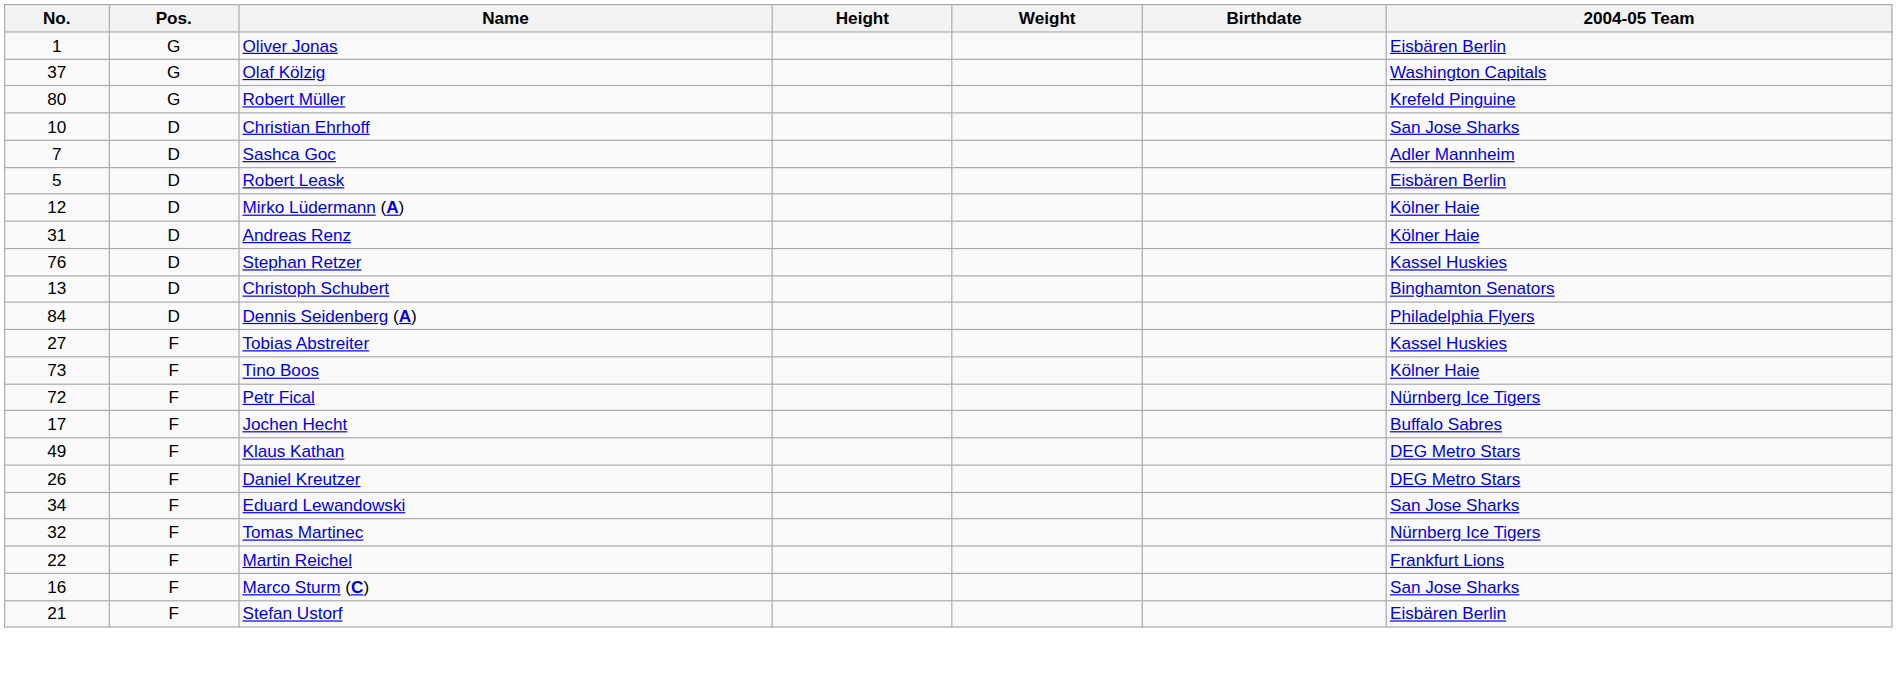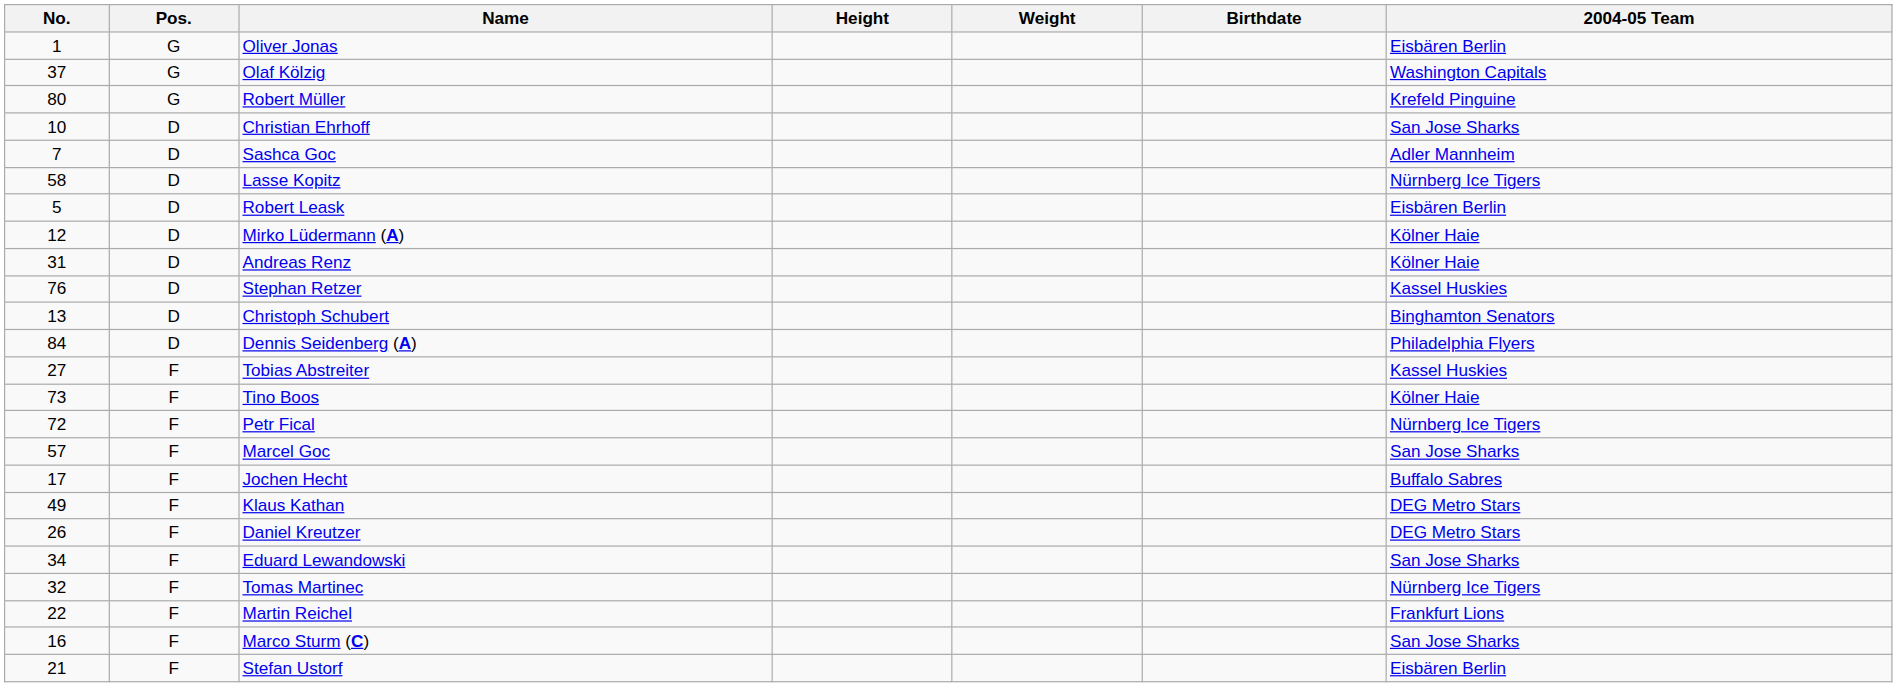+ row: (292, 181)
+ row: (286, 452)
